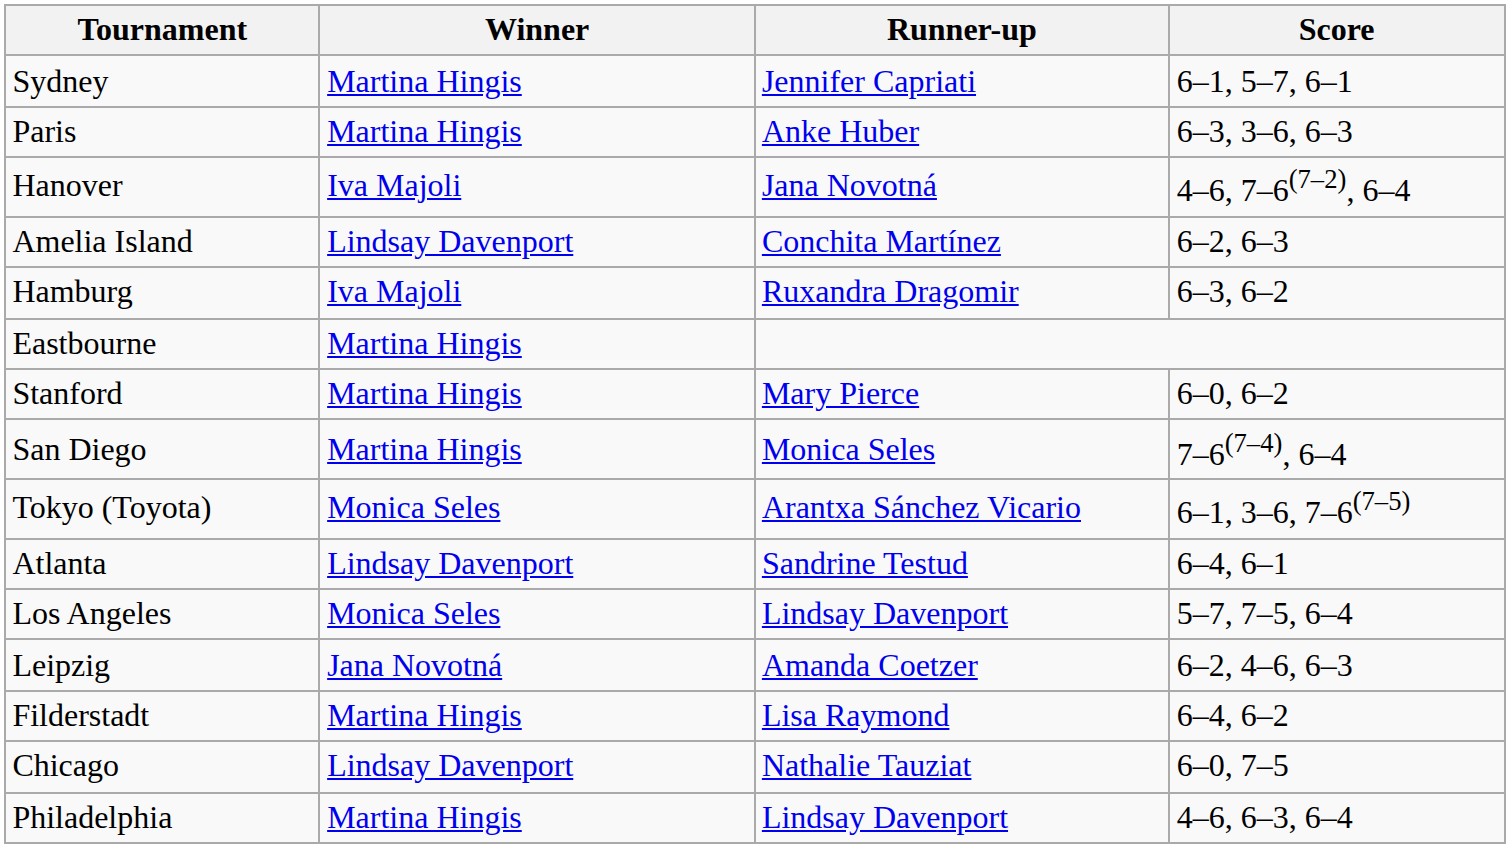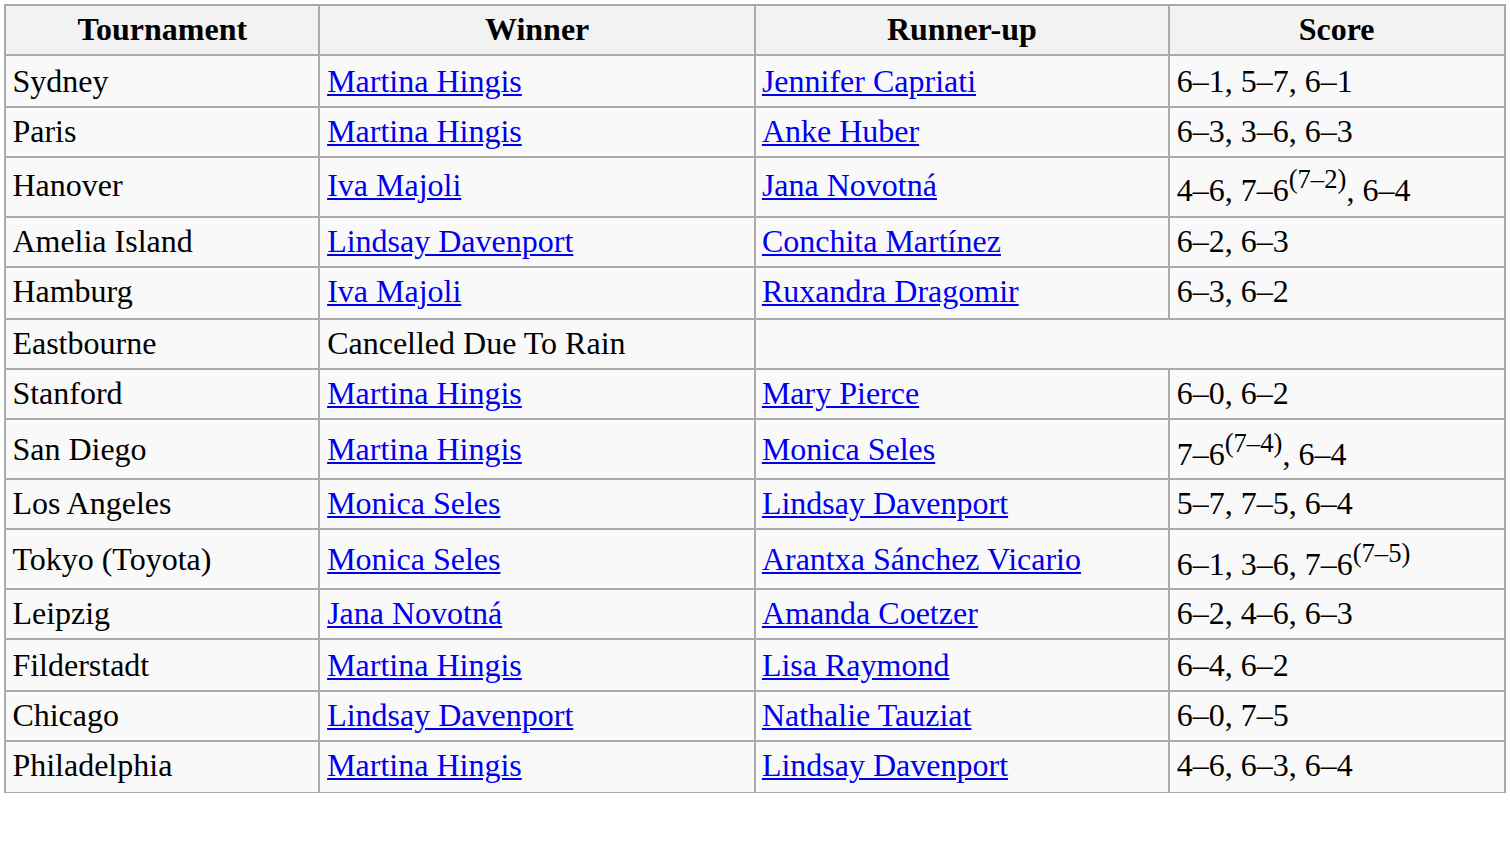(424, 343) Martina Hingis -> (476, 343) Cancelled Due To Rain
rows swapped: (92, 614) <-> (112, 508)
- row: (59, 563)
